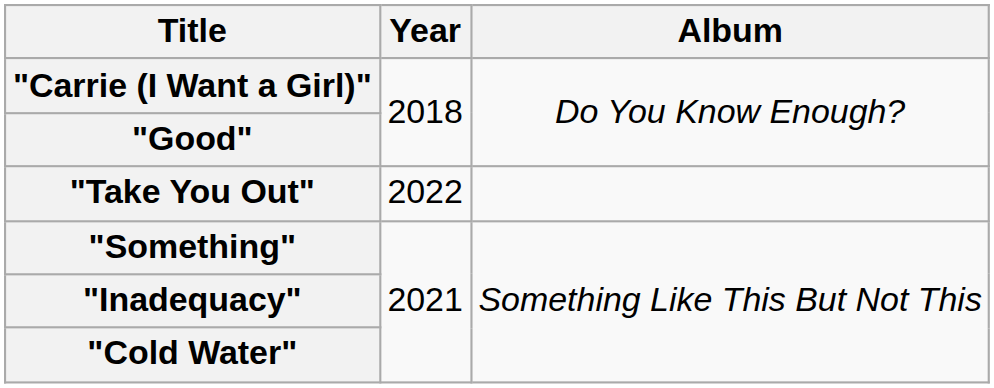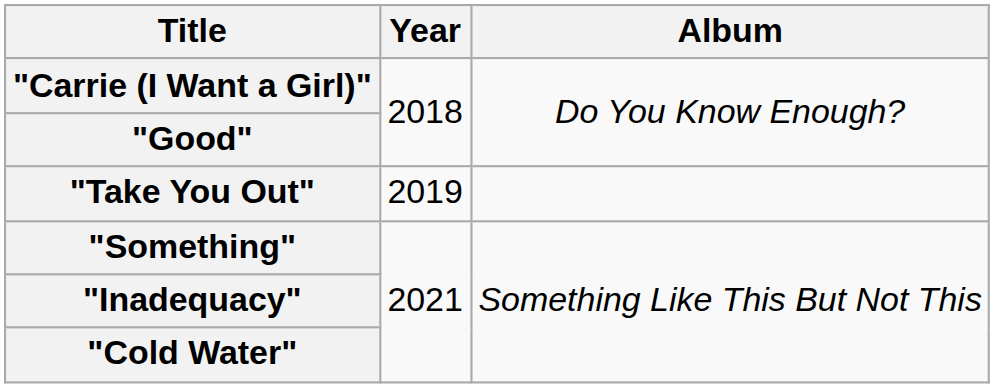(425, 192) 2022 -> (425, 192) 2019
